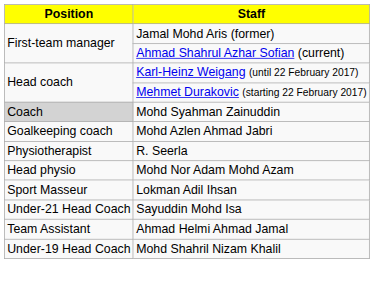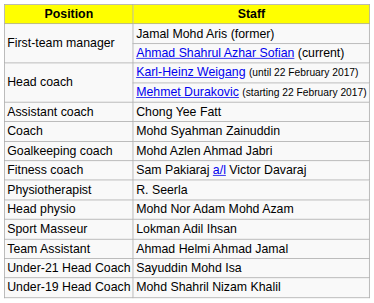+ row: (179, 111)
(25, 111) lightgrey background -> (25, 131) no background
+ row: (221, 170)
rows swapped: (212, 229) <-> (189, 209)
